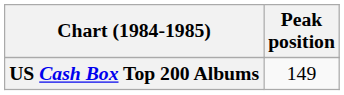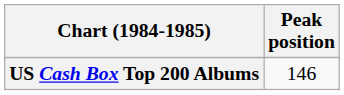(302, 73) 149 -> (302, 73) 146
